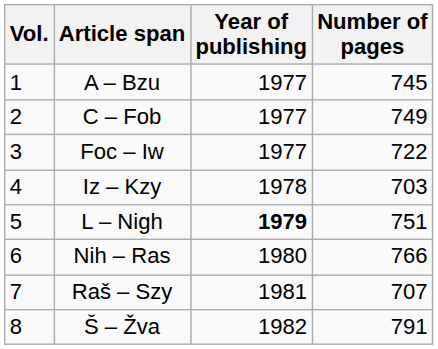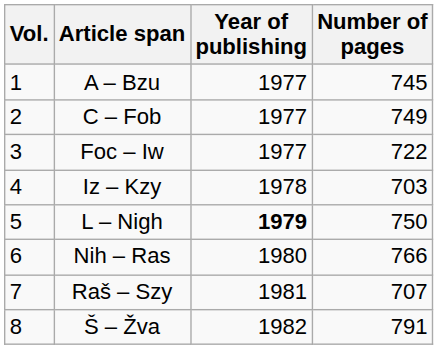(409, 221) 751 -> (409, 221) 750
